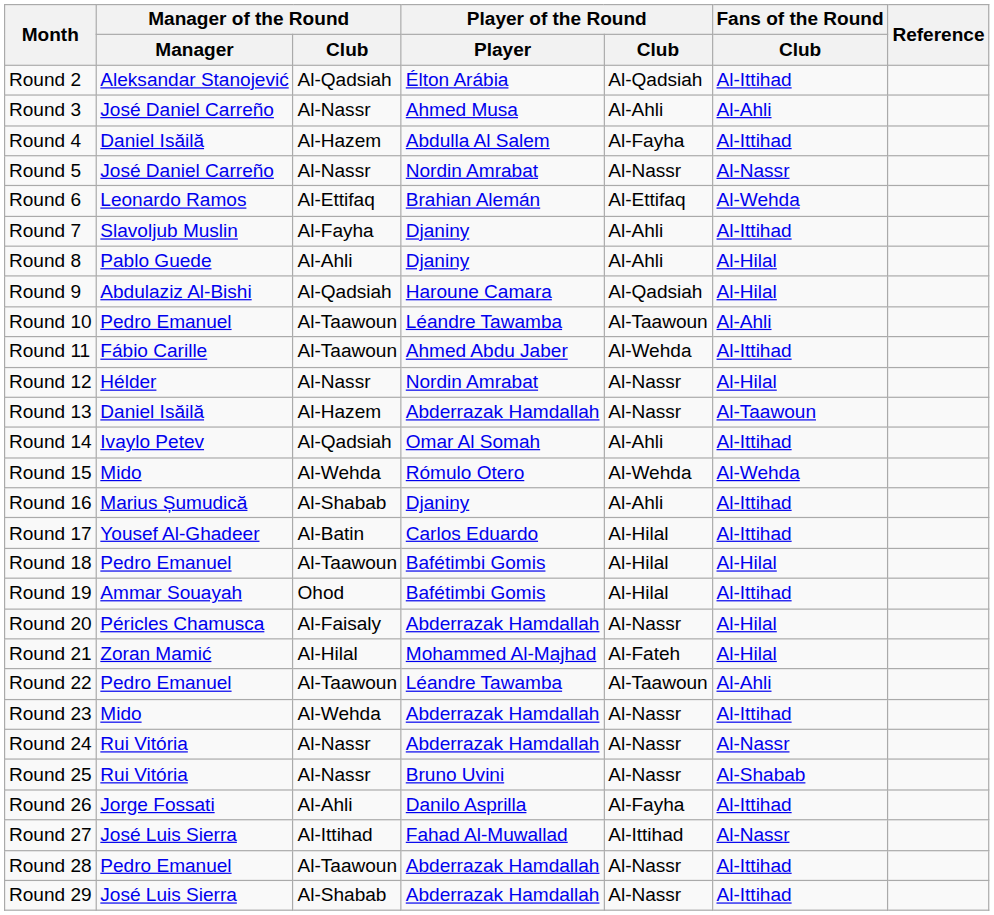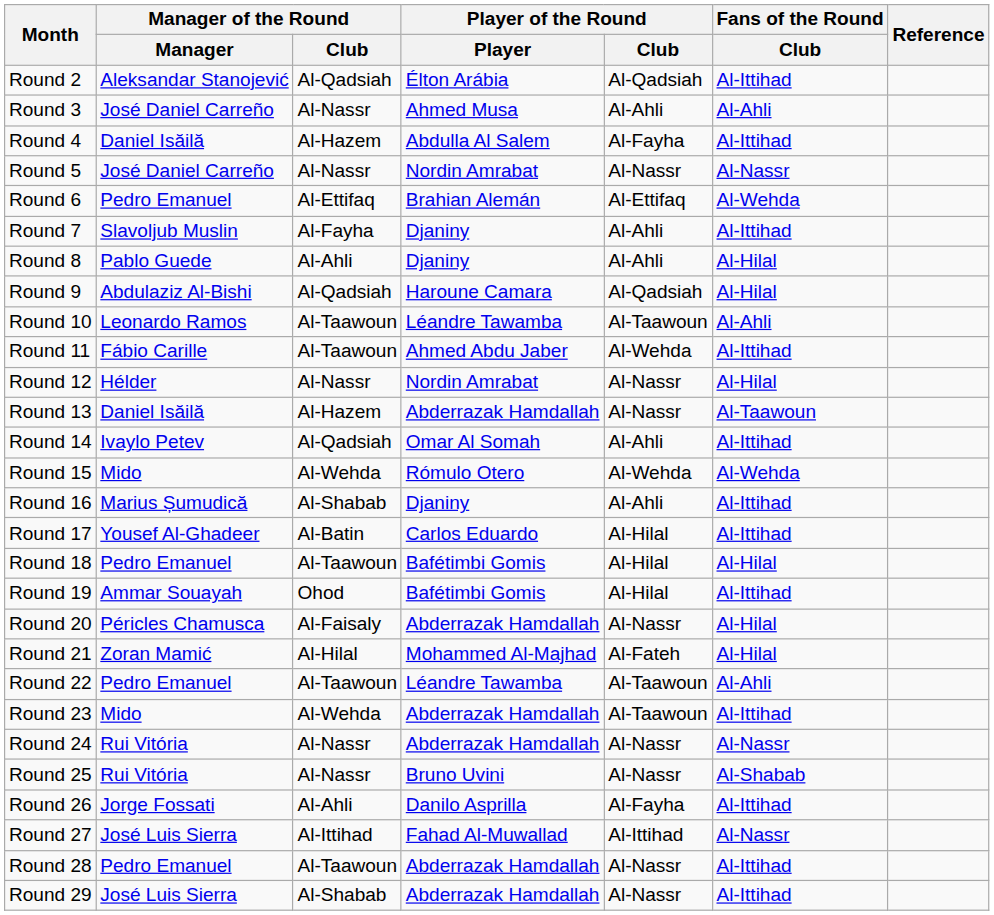(173, 200) Leonardo Ramos -> (166, 200) Pedro Emanuel
(166, 321) Pedro Emanuel -> (173, 321) Leonardo Ramos
(645, 714) Al-Nassr -> (658, 714) Al-Taawoun
